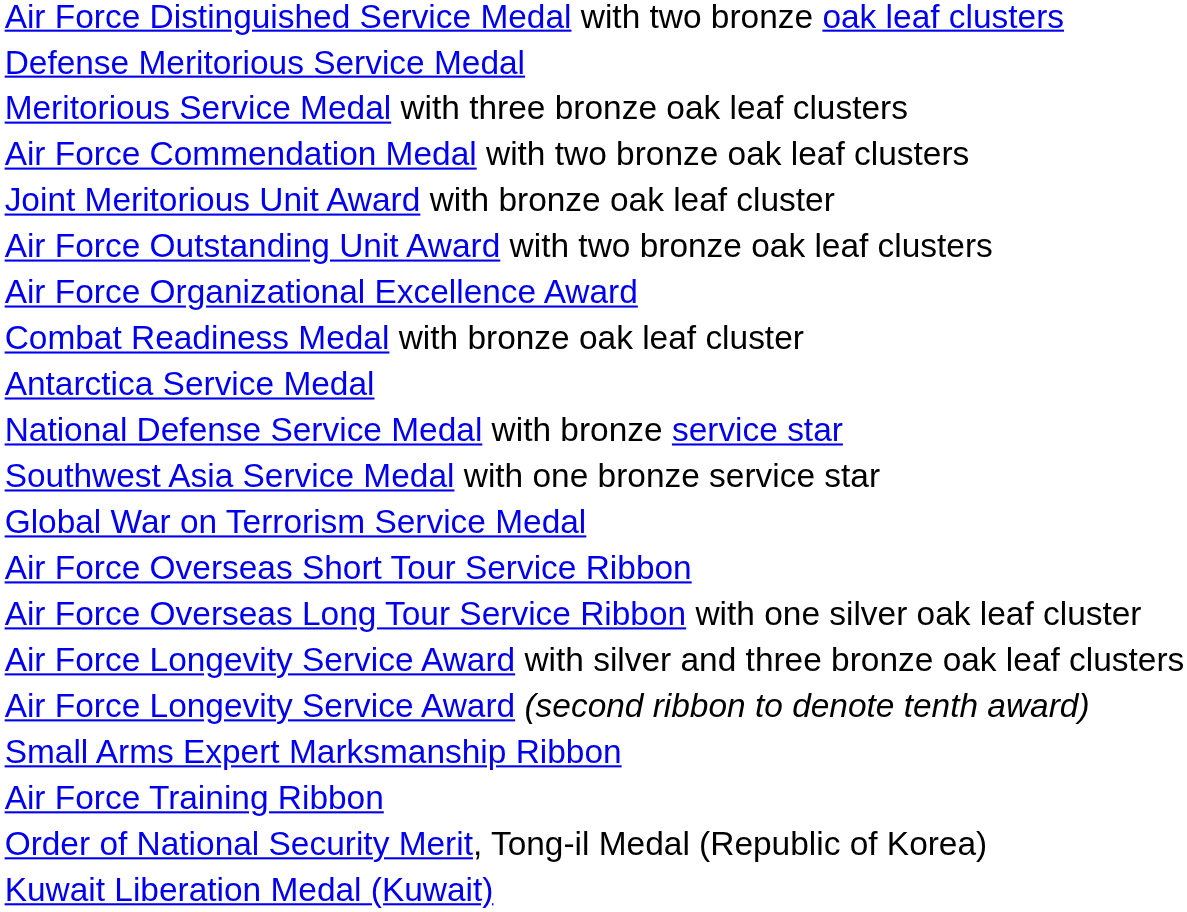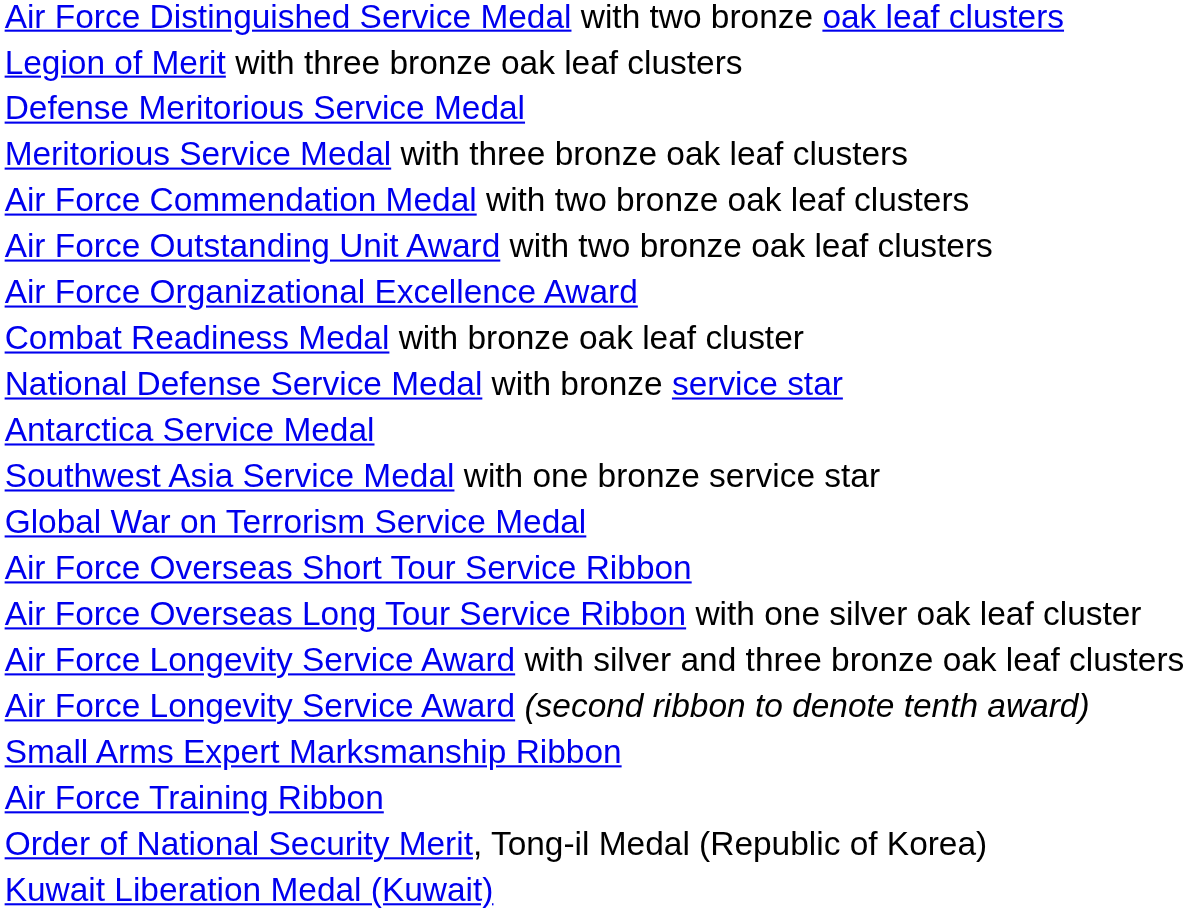+ row: (374, 62)
- row: (420, 200)
rows swapped: (424, 430) <-> (190, 384)
